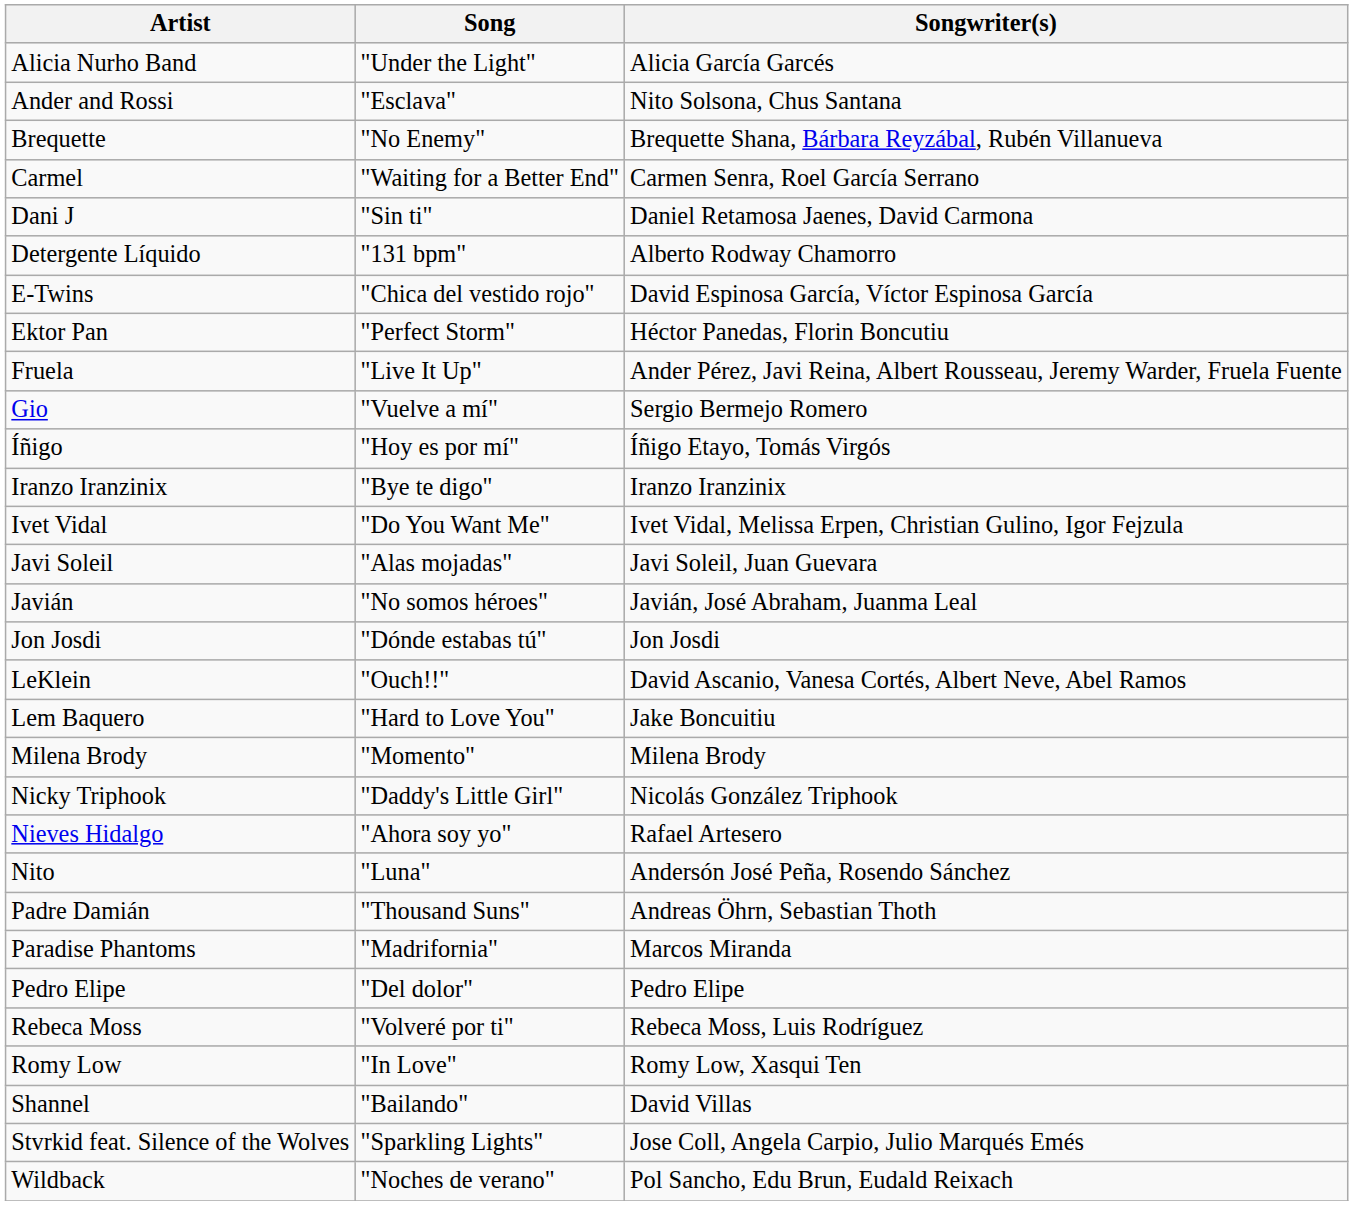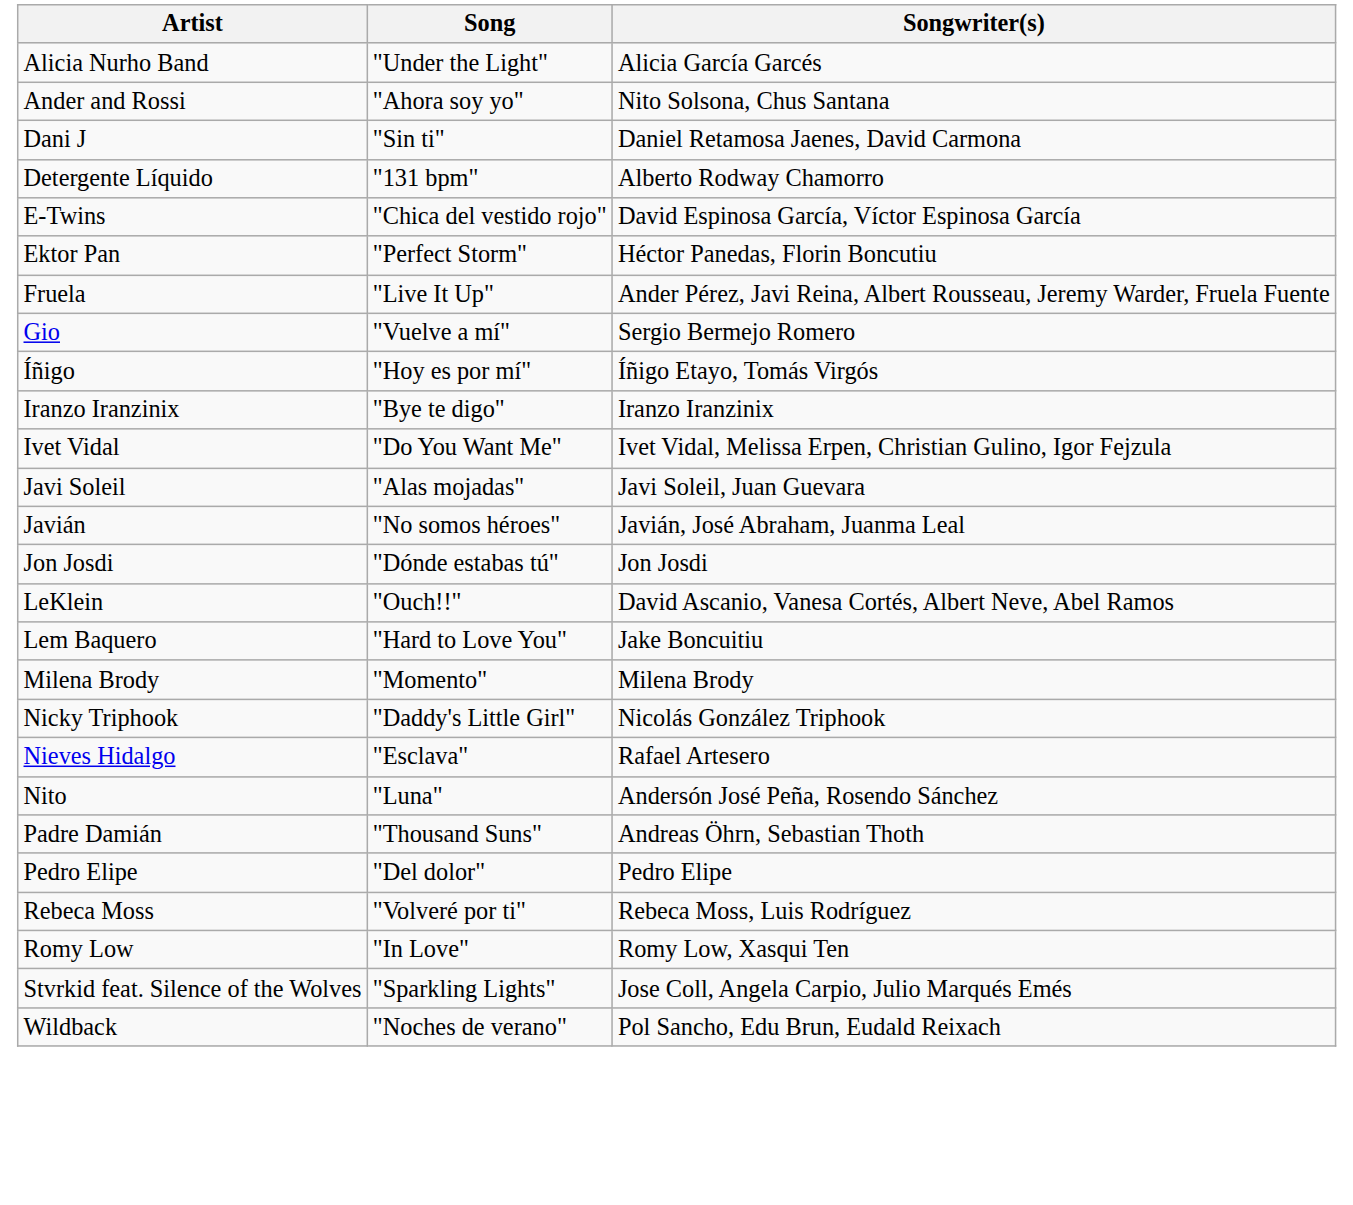(408, 100) "Esclava" -> (448, 100) "Ahora soy yo"
- row: (59, 139)
- row: (47, 178)
(436, 833) "Ahora soy yo" -> (420, 756) "Esclava"
- row: (104, 949)
- row: (51, 1103)
